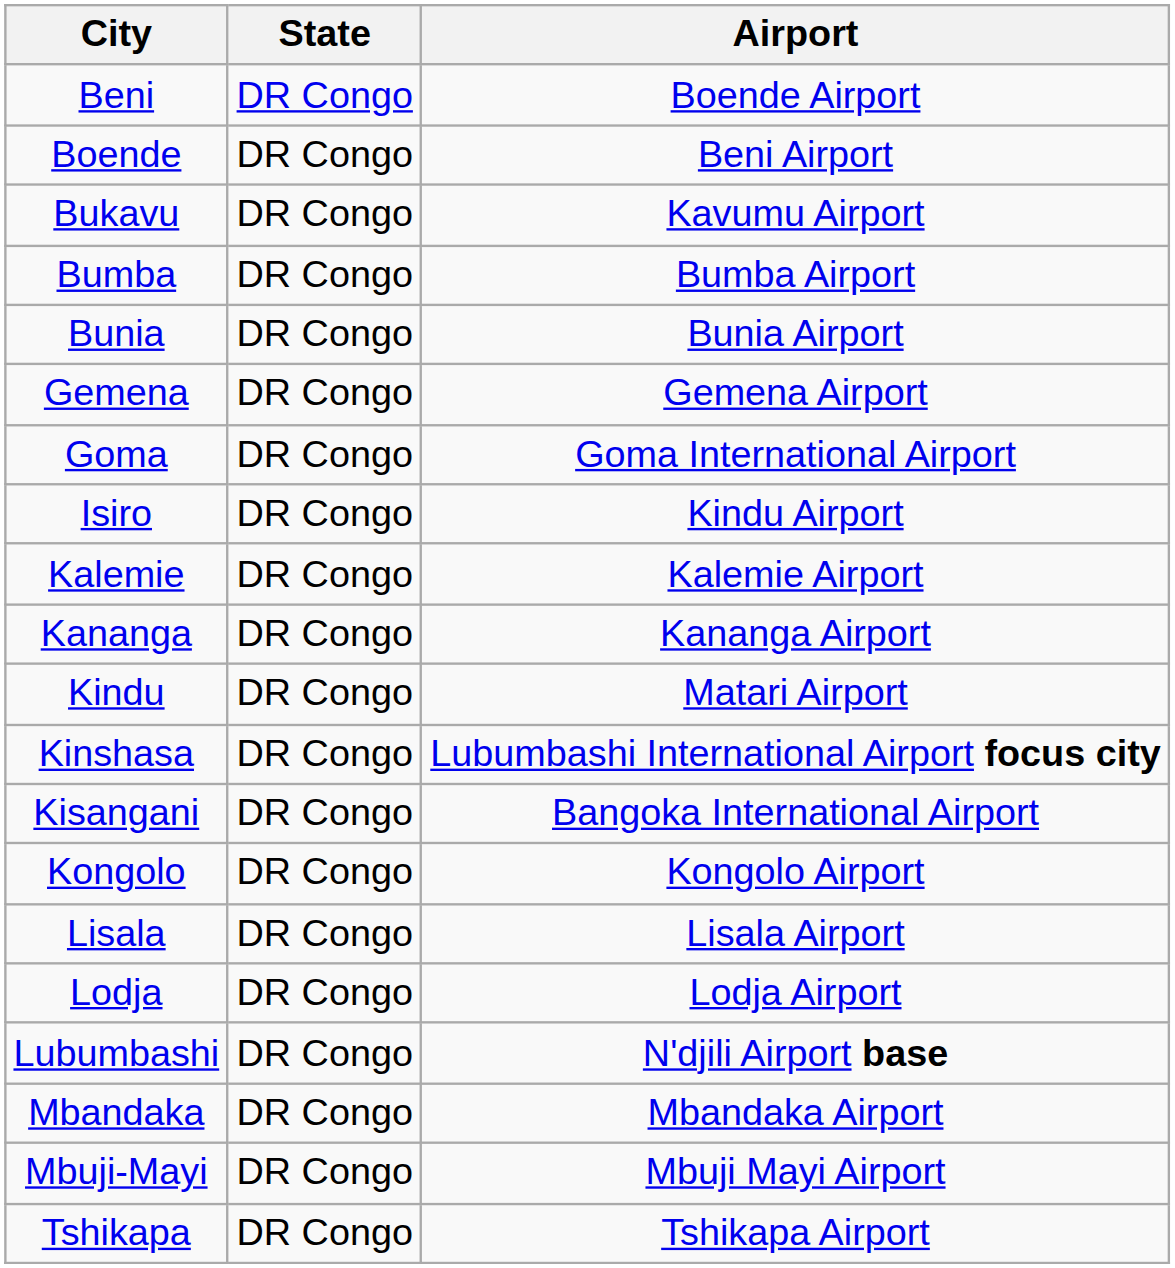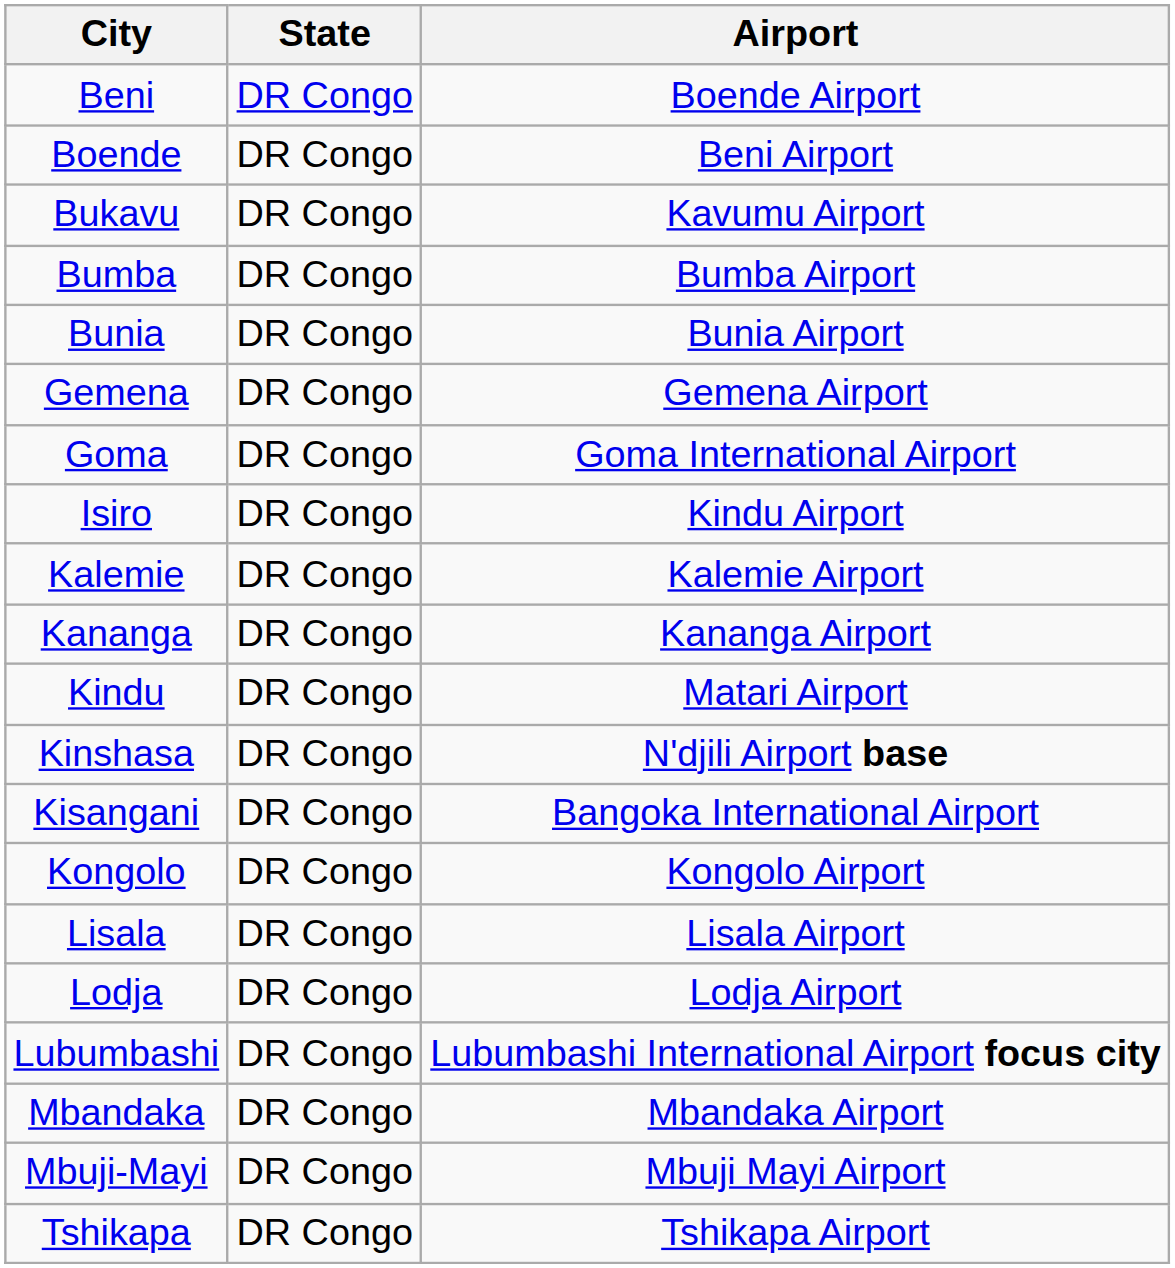(796, 753) Lubumbashi International Airport focus city -> (796, 753) N'djili Airport base
(796, 1052) N'djili Airport base -> (796, 1052) Lubumbashi International Airport focus city
